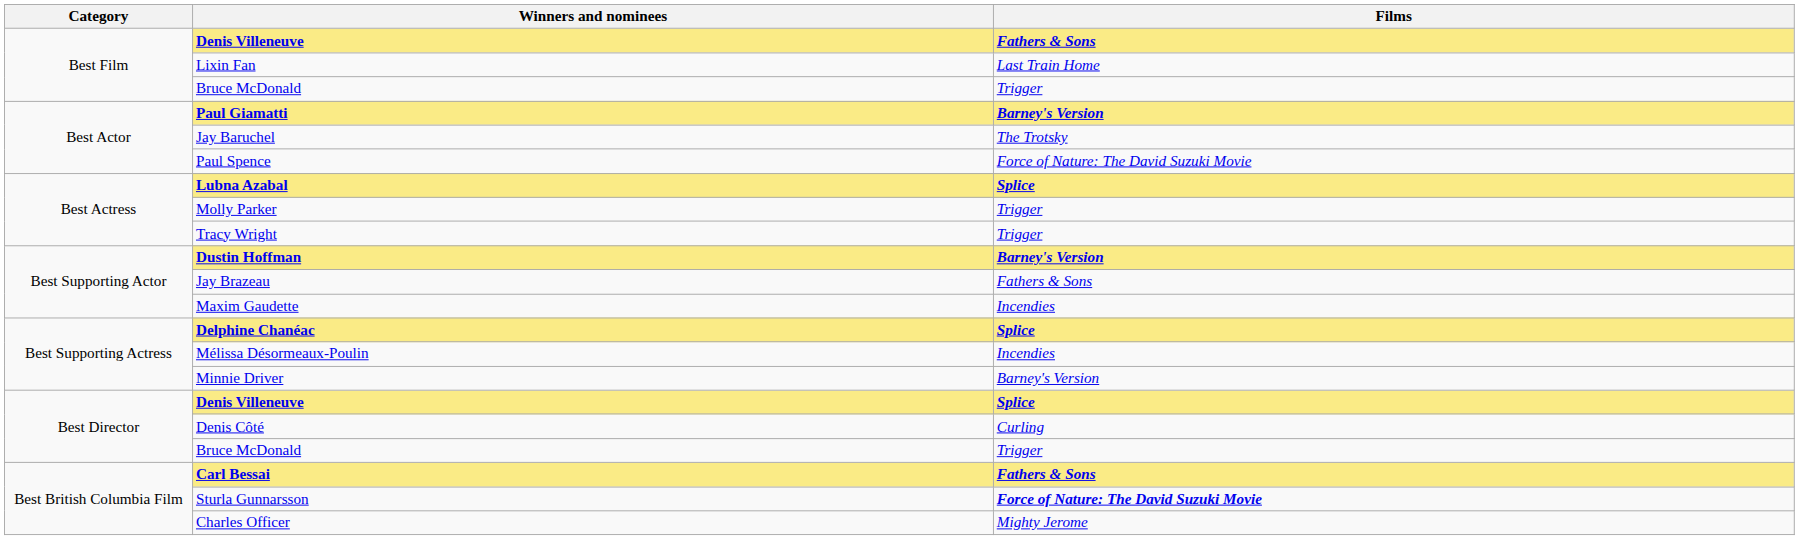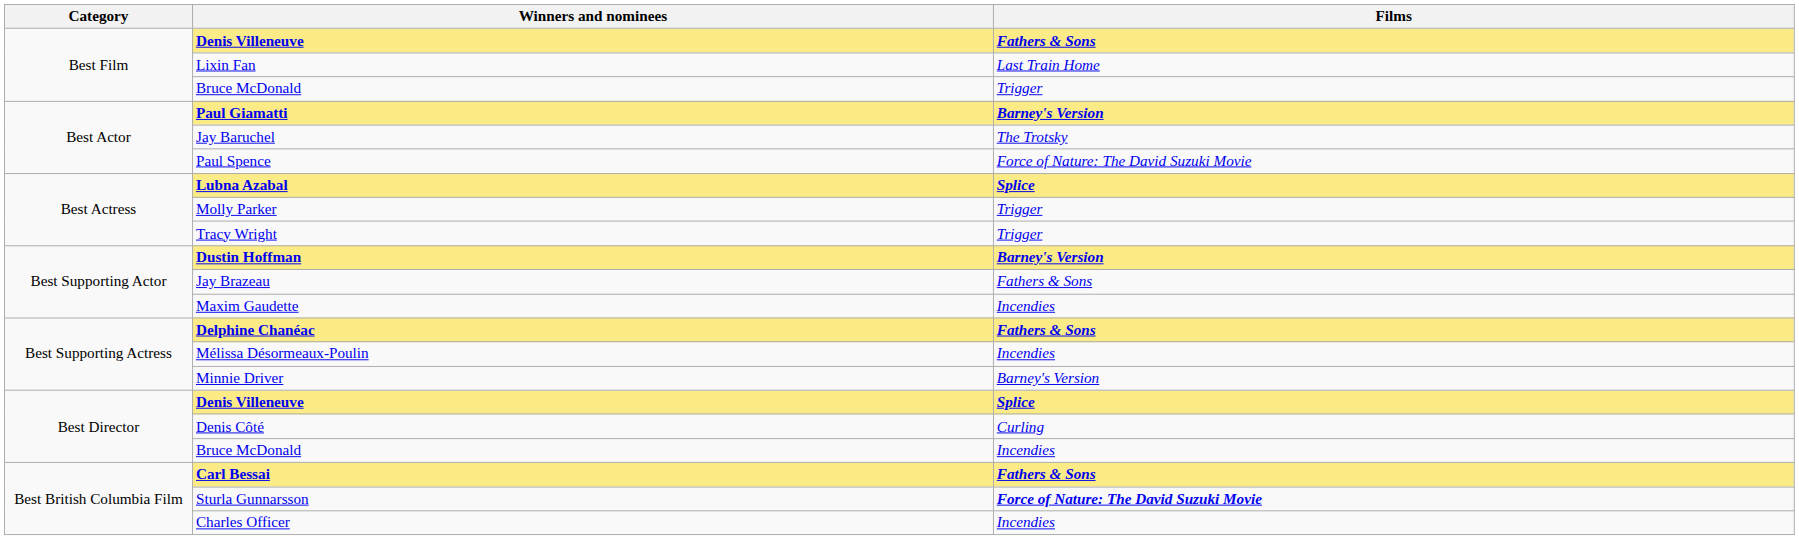(1016, 329) Splice -> (1046, 329) Fathers & Sons
(1020, 450) Trigger -> (1026, 450) Incendies
(1042, 522) Mighty Jerome -> (1026, 522) Incendies
